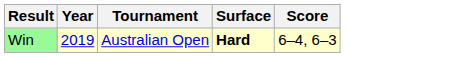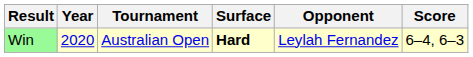+ column: (338, 16)
(78, 40) 2019 -> (78, 40) 2020
